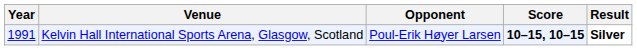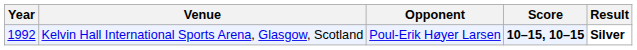(21, 35) 1991 -> (21, 35) 1992
